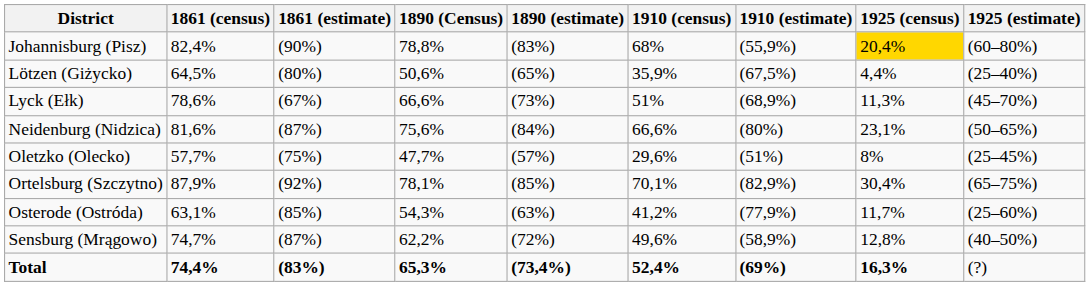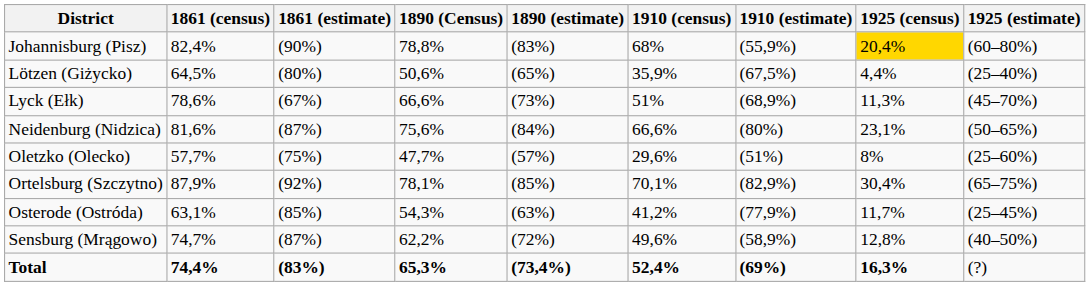(1003, 156) (25–45%) -> (1003, 156) (25–60%)
(1003, 211) (25–60%) -> (1003, 211) (25–45%)
